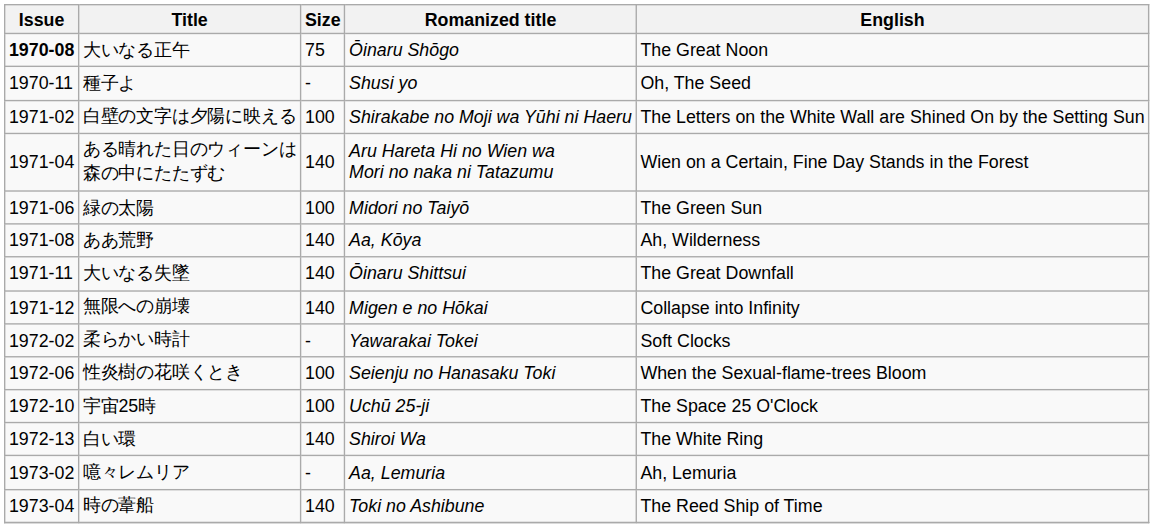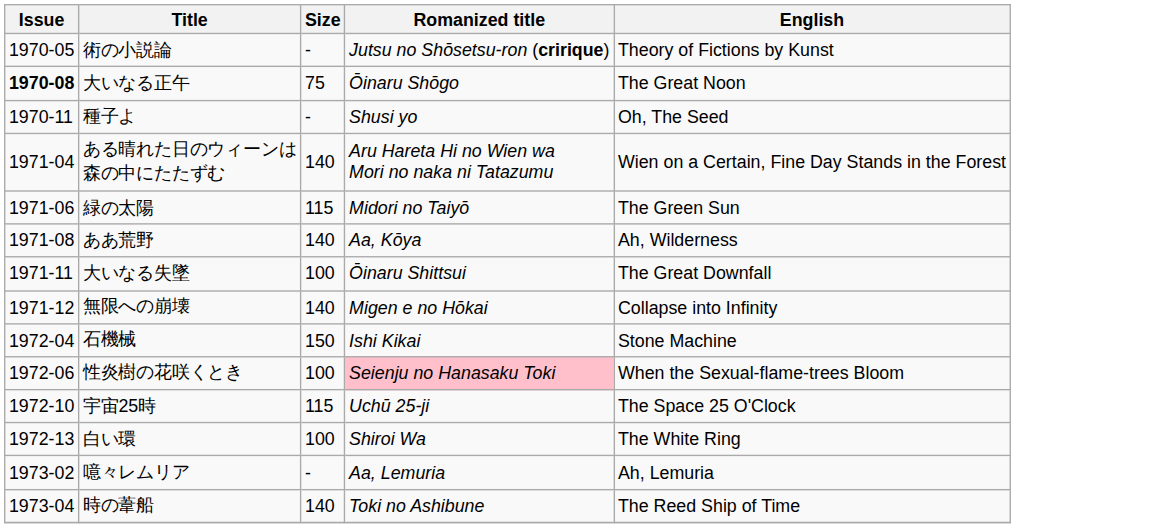+ row: (127, 50)
- row: (190, 116)
(320, 207) 100 -> (319, 207) 115
(320, 274) 140 -> (320, 274) 100
- row: (136, 339)
+ row: (109, 339)
(452, 373) no background -> (452, 373) pink background
(320, 406) 100 -> (319, 406) 115
(320, 439) 140 -> (320, 439) 100
